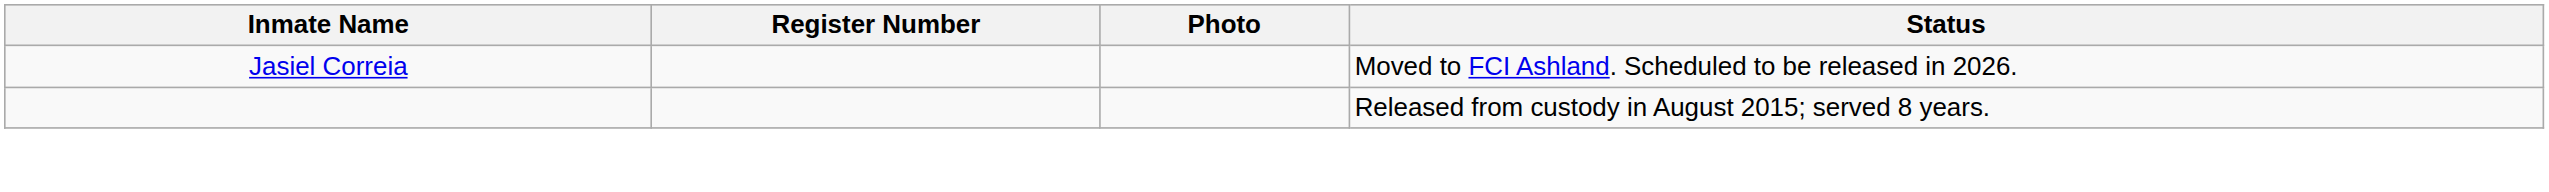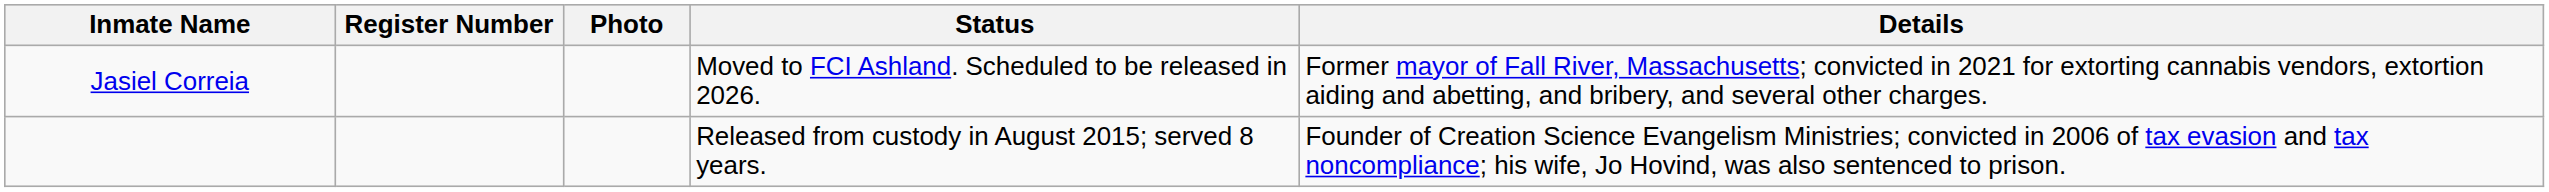+ column: (1921, 25)
